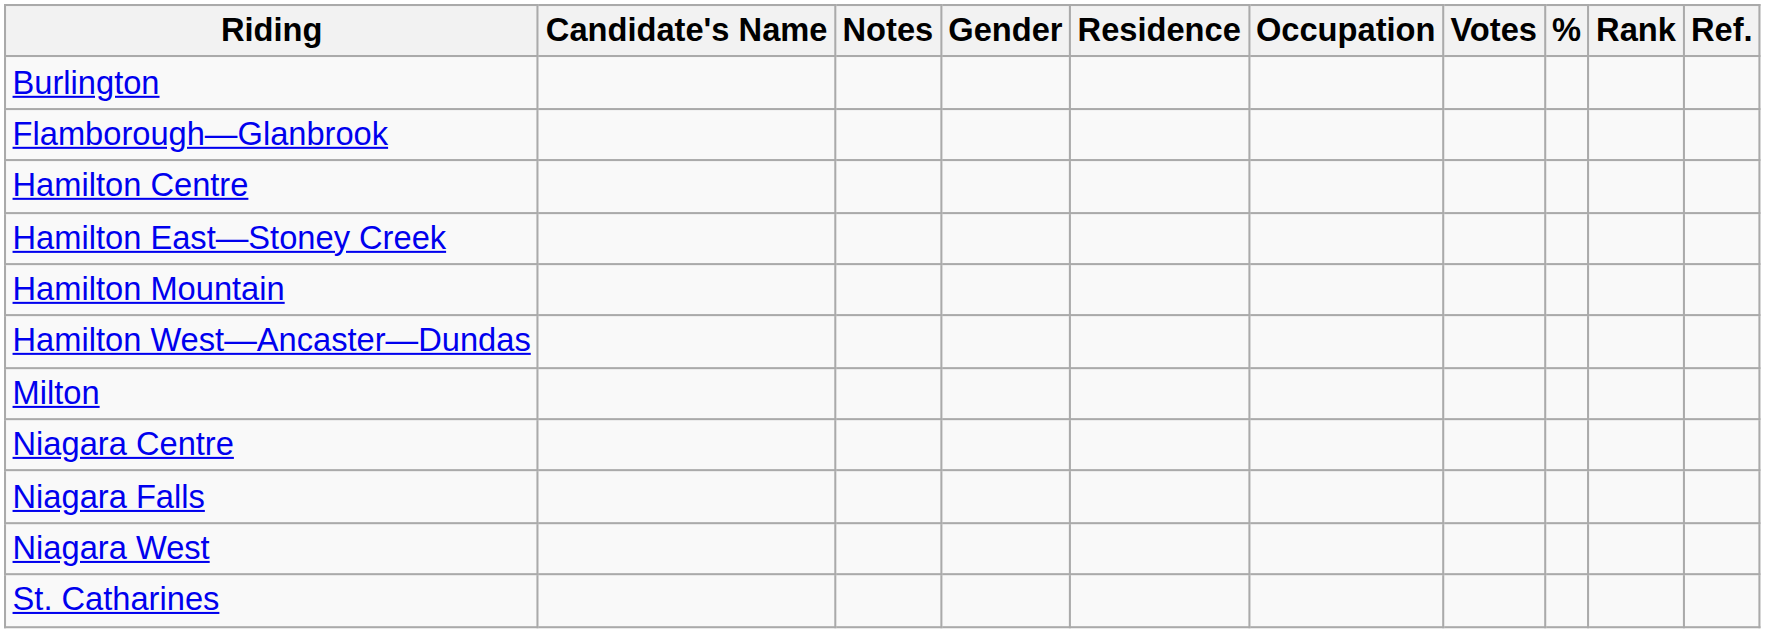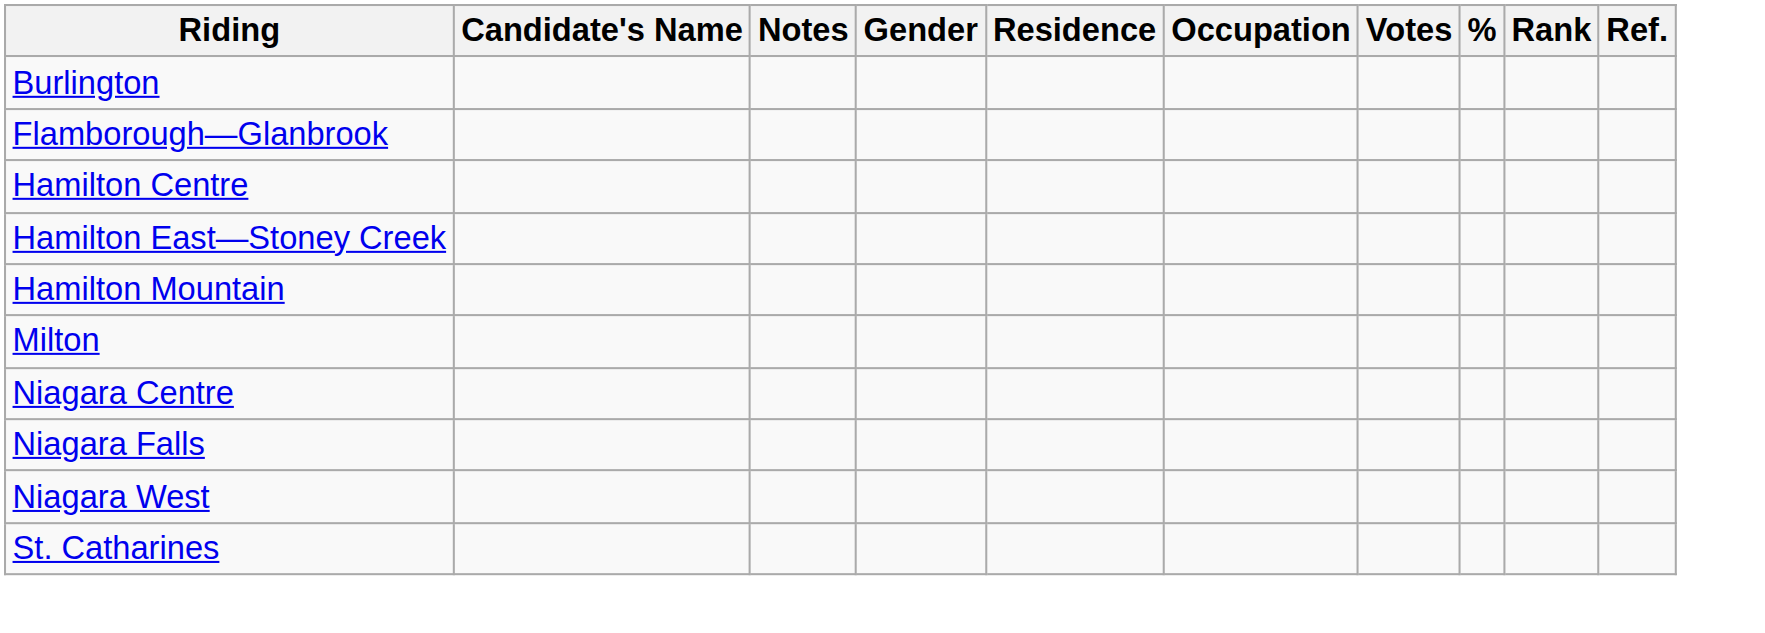- row: (272, 340)
